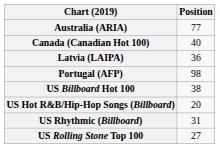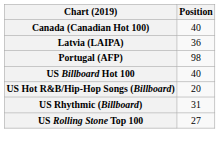- row: (91, 27)
(196, 89) 38 -> (196, 74) 40
